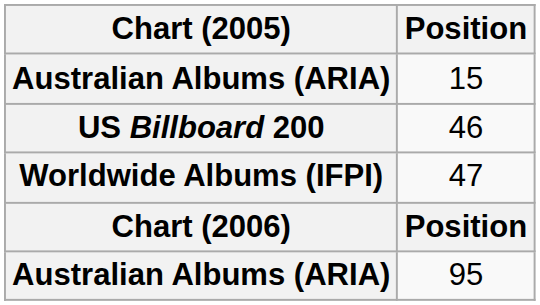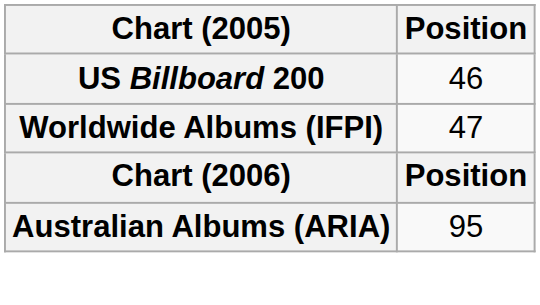- row: (466, 78)
